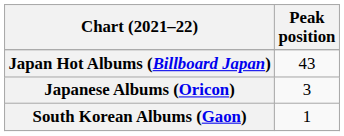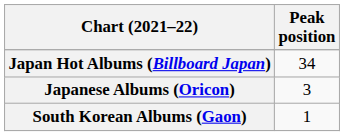(307, 63) 43 -> (307, 63) 34
